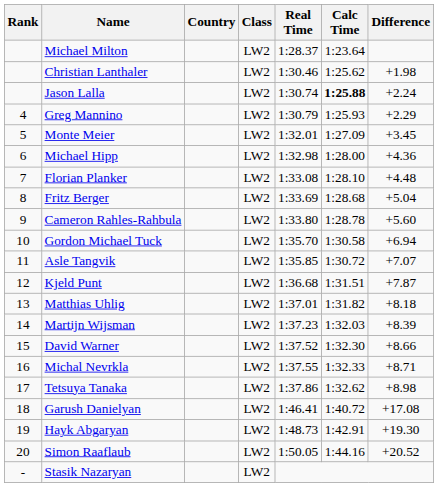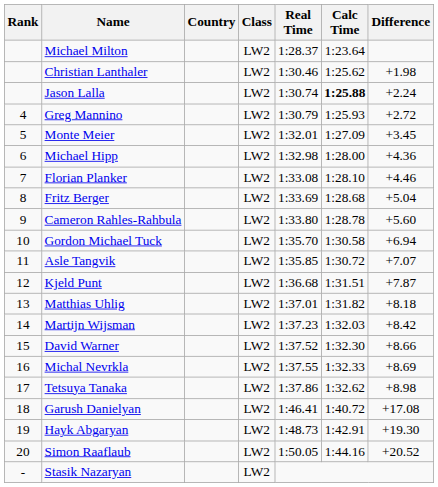(401, 114) +2.29 -> (401, 114) +2.72
(401, 177) +4.48 -> (401, 177) +4.46
(401, 324) +8.39 -> (401, 324) +8.42
(401, 366) +8.71 -> (401, 366) +8.69
